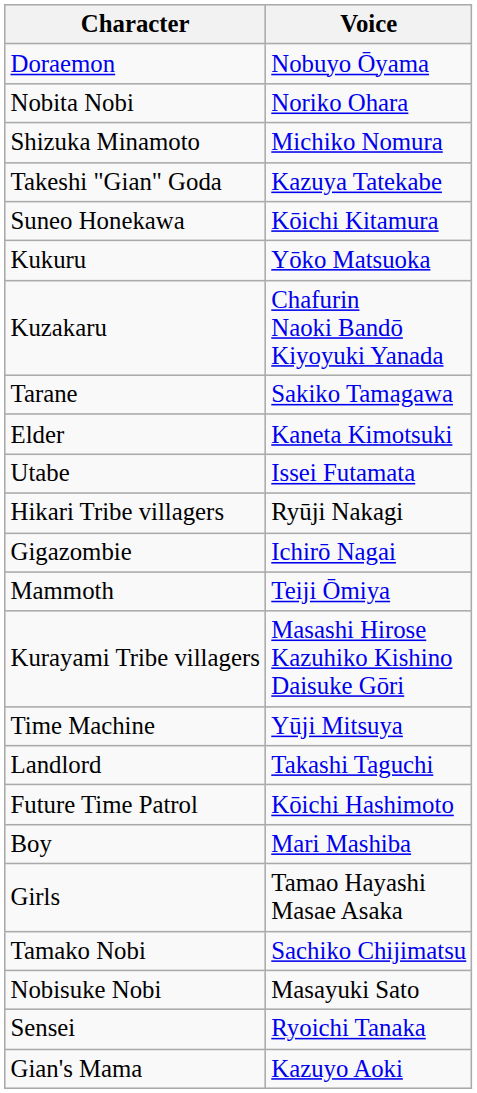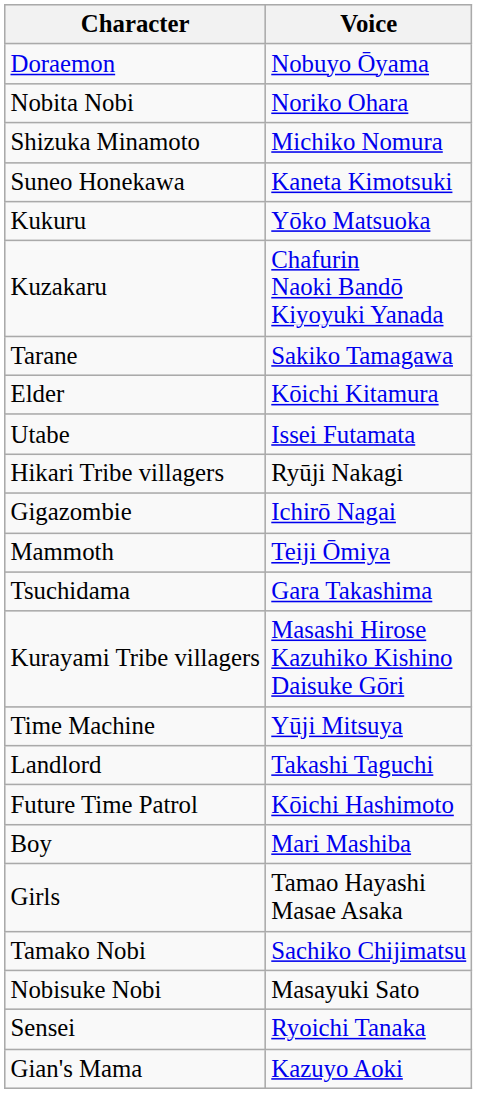- row: (116, 181)
(355, 220) Kōichi Kitamura -> (362, 181) Kaneta Kimotsuki
(362, 433) Kaneta Kimotsuki -> (355, 394) Kōichi Kitamura
+ row: (70, 591)
